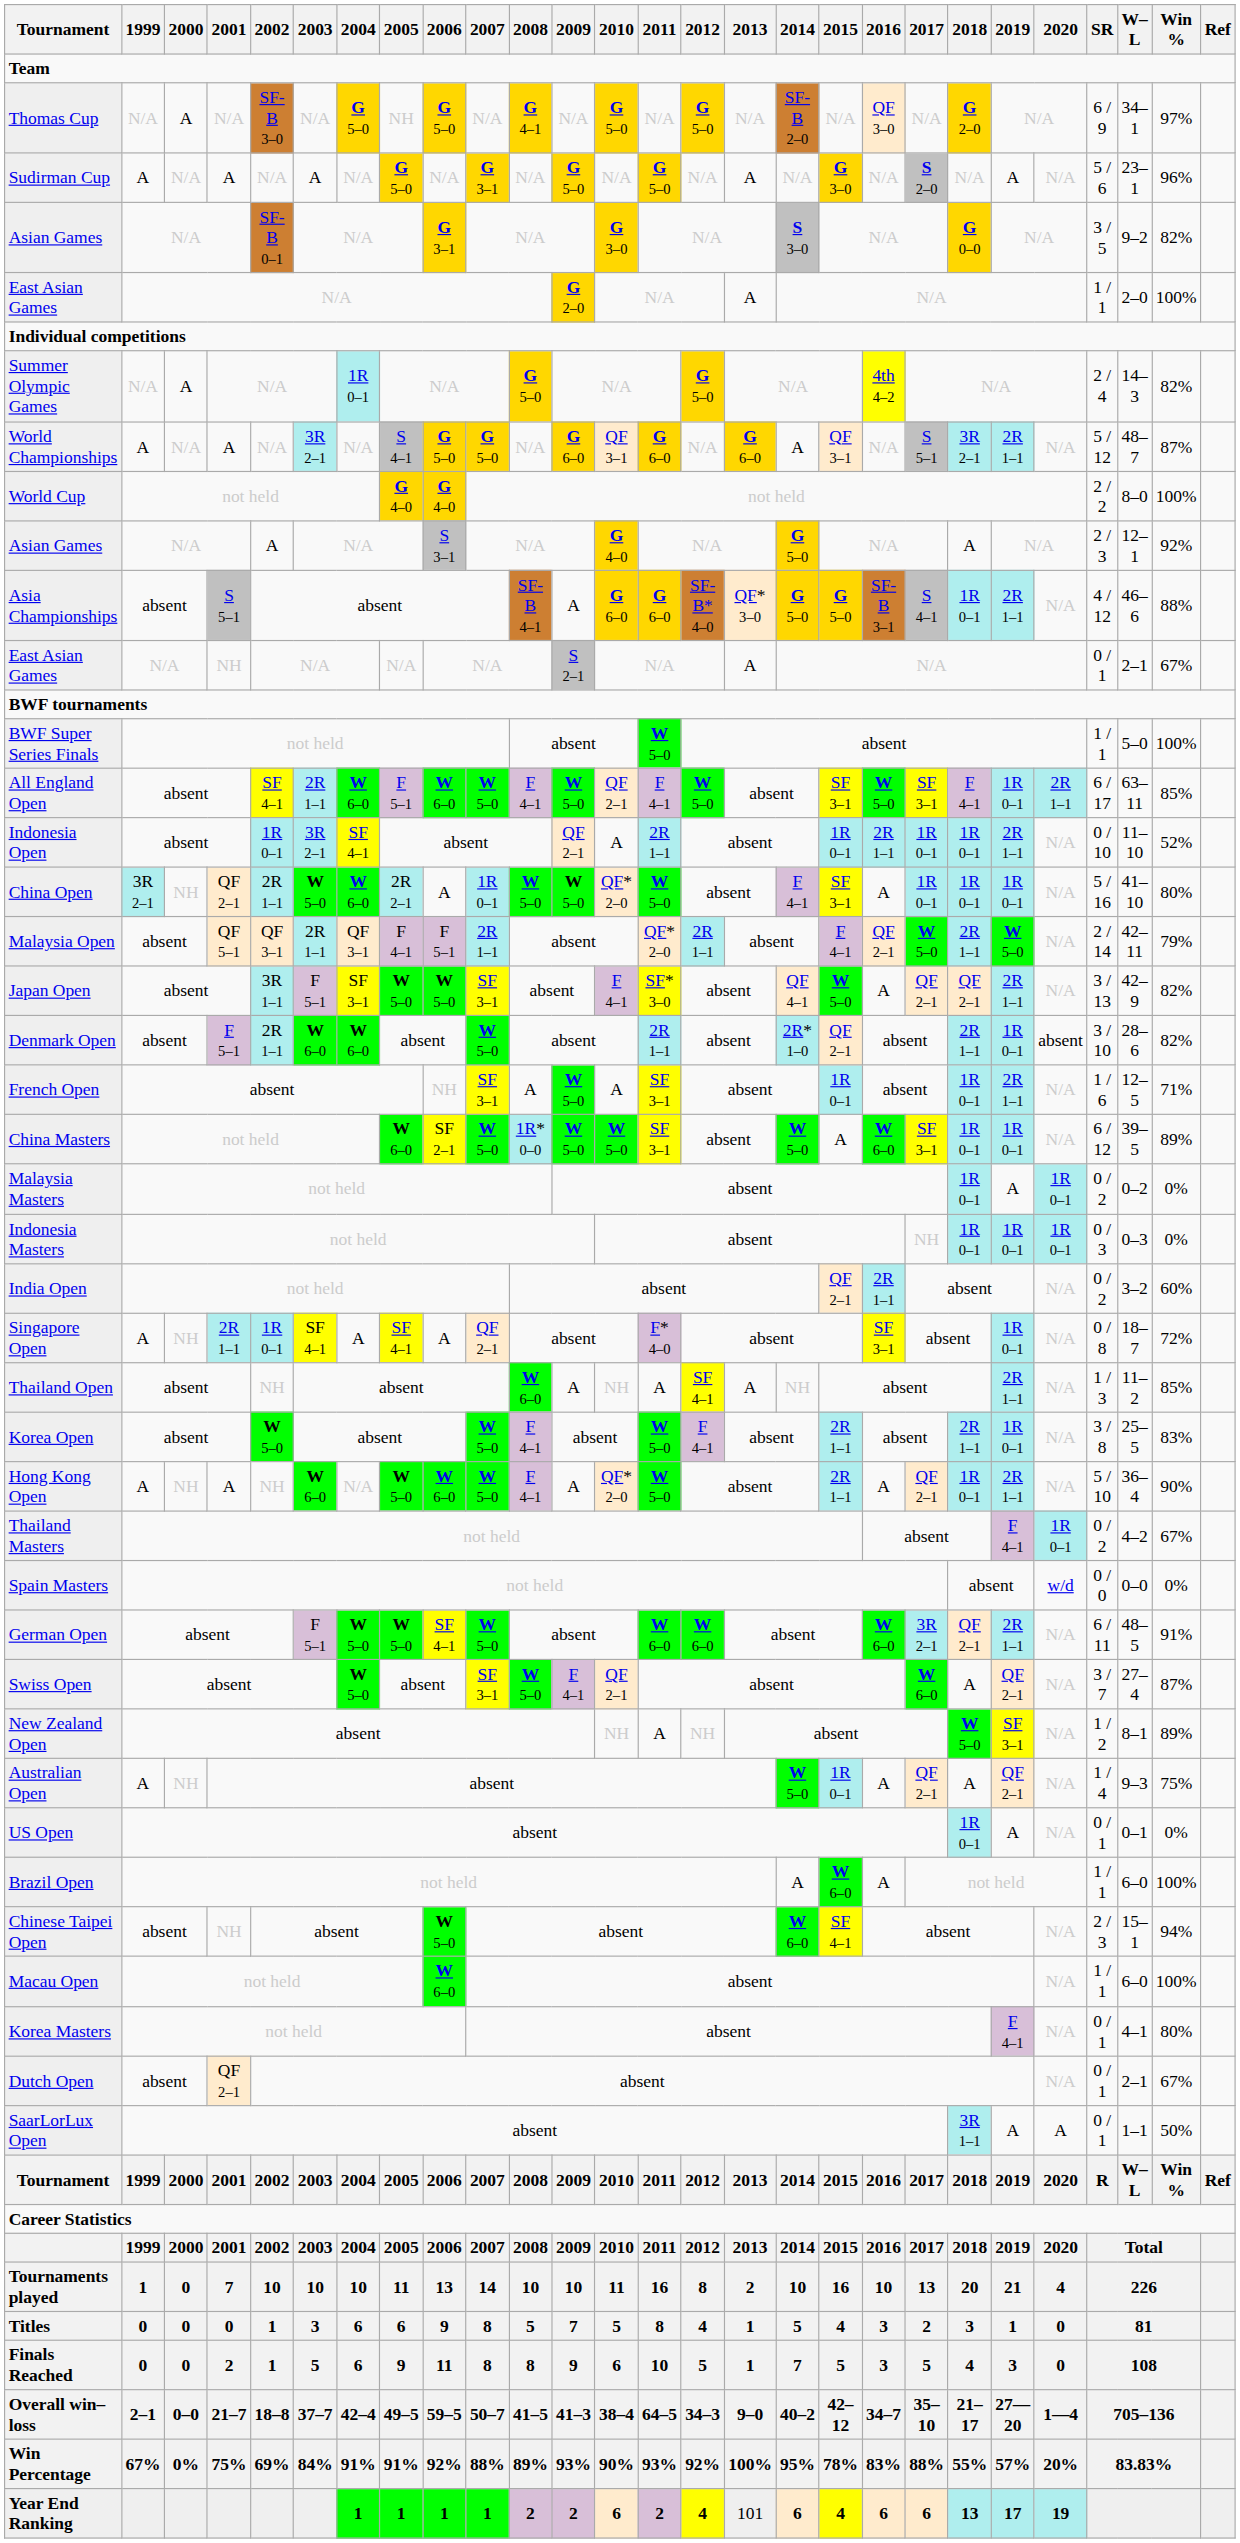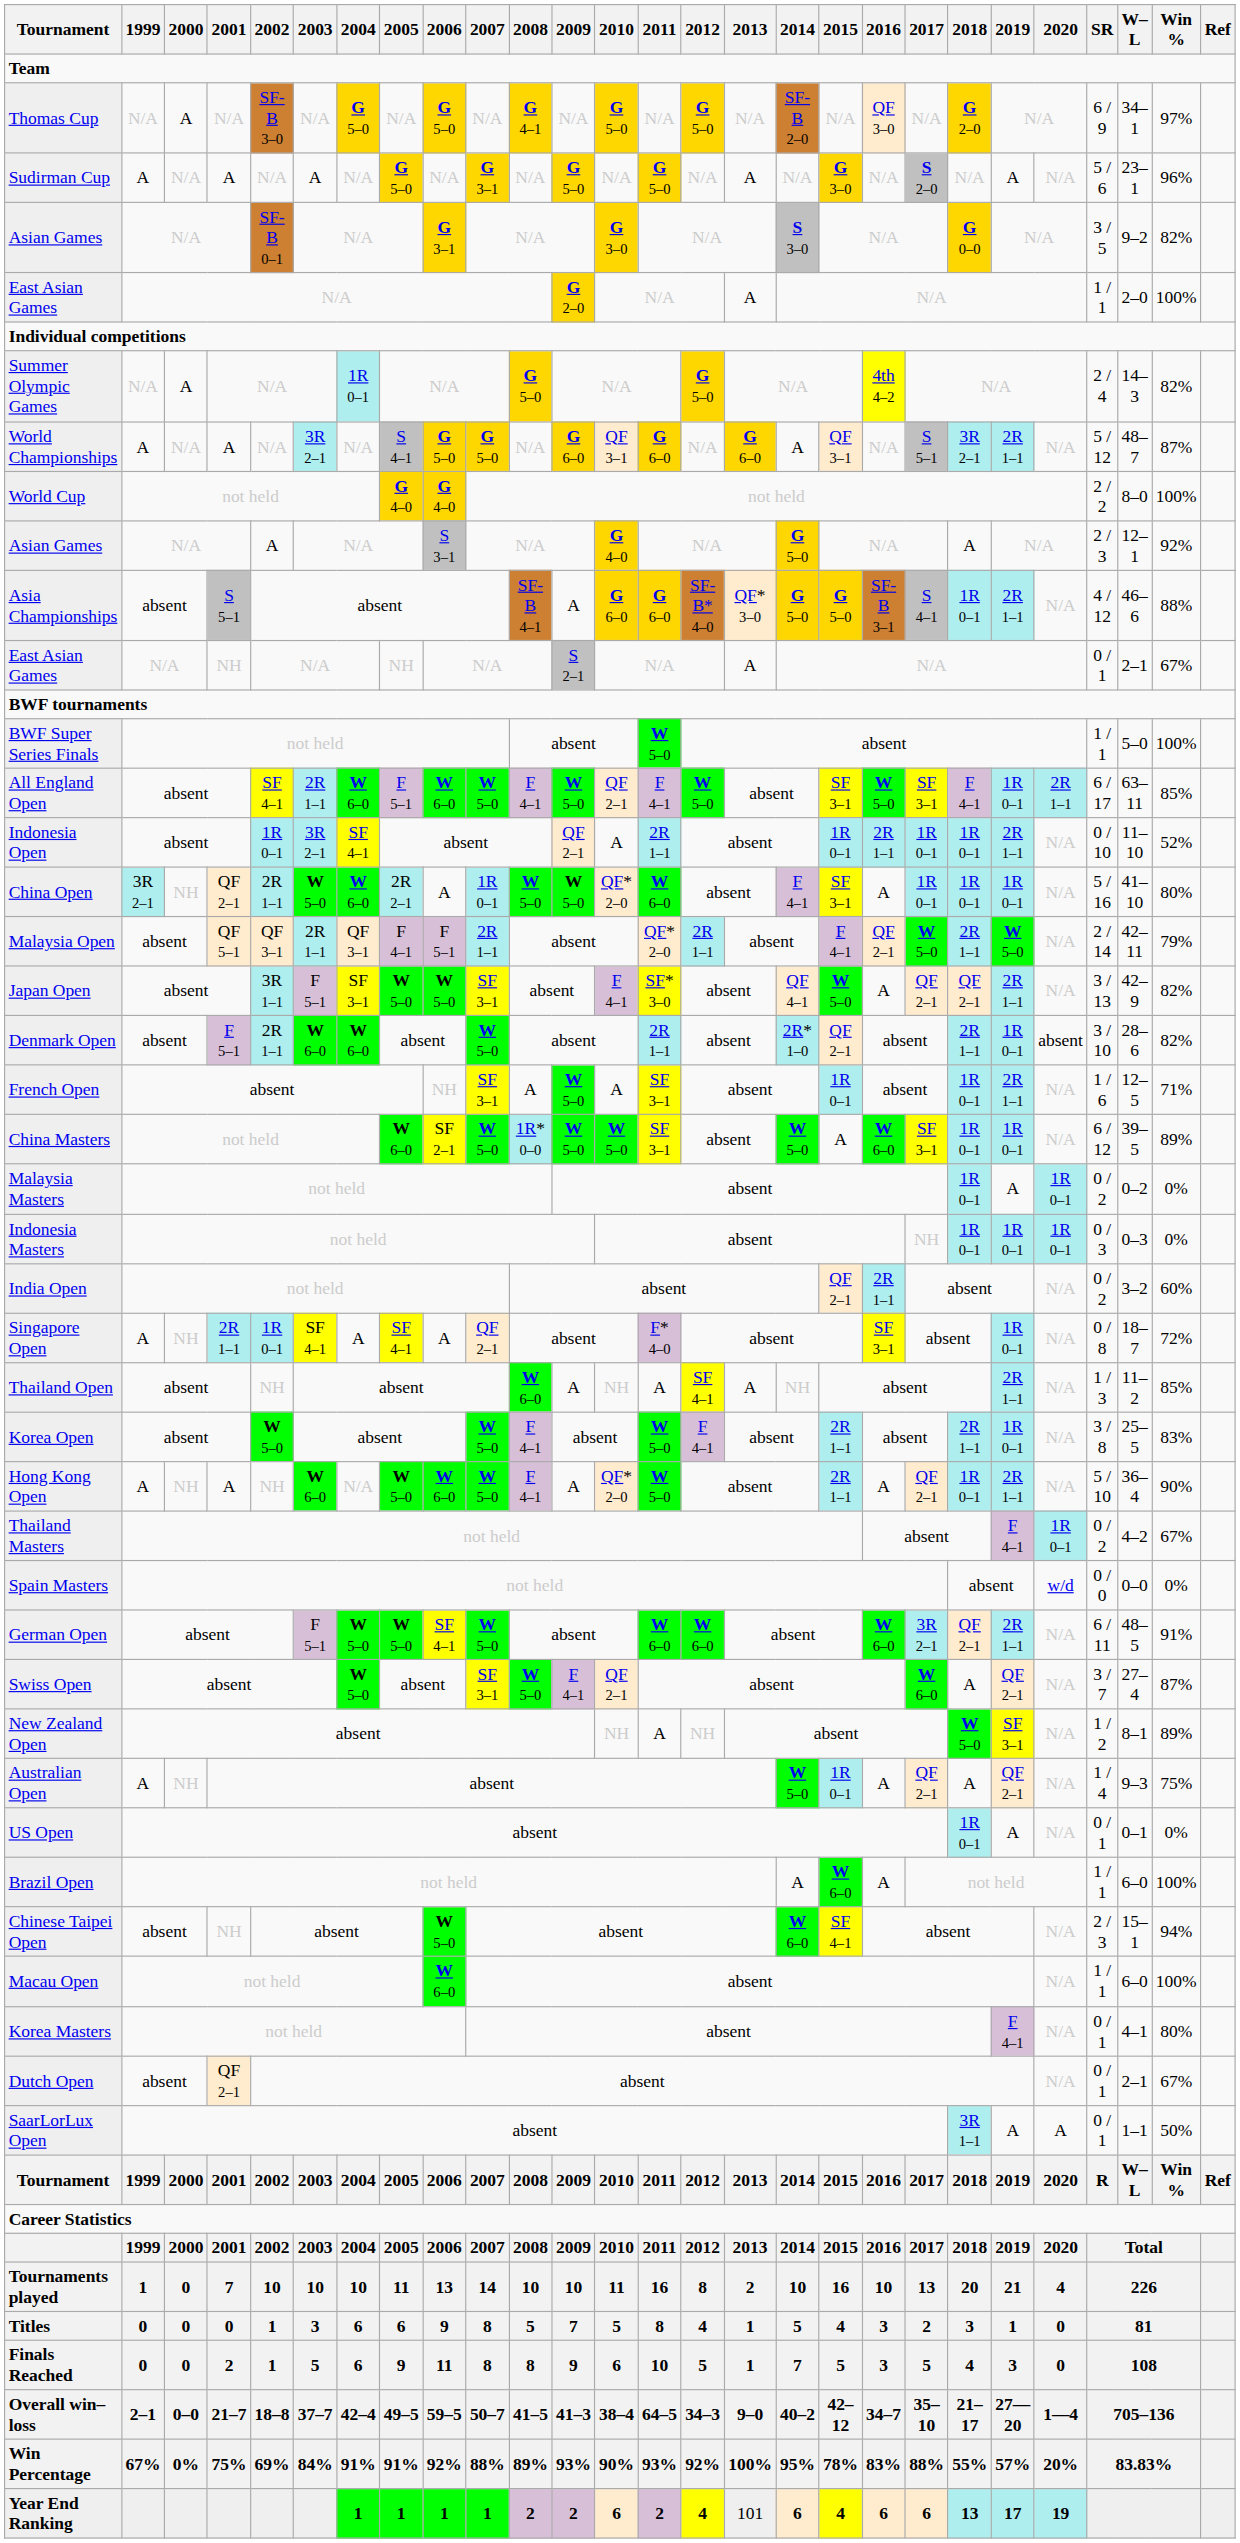(401, 118) NH -> (401, 118) N/A
(401, 665) N/A -> (401, 665) NH
(660, 892) W 5–0 -> (660, 892) W 6–0
